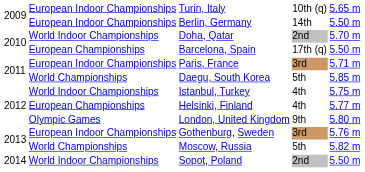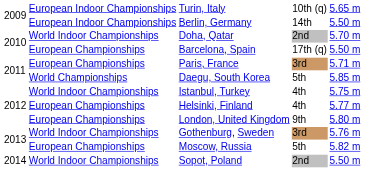(103, 64) European Indoor Championships -> (87, 64) European Championships
(65, 119) Olympic Games -> (87, 119) European Championships
(103, 133) European Indoor Championships -> (94, 133) World Indoor Championships
(78, 147) World Championships -> (87, 147) European Championships
